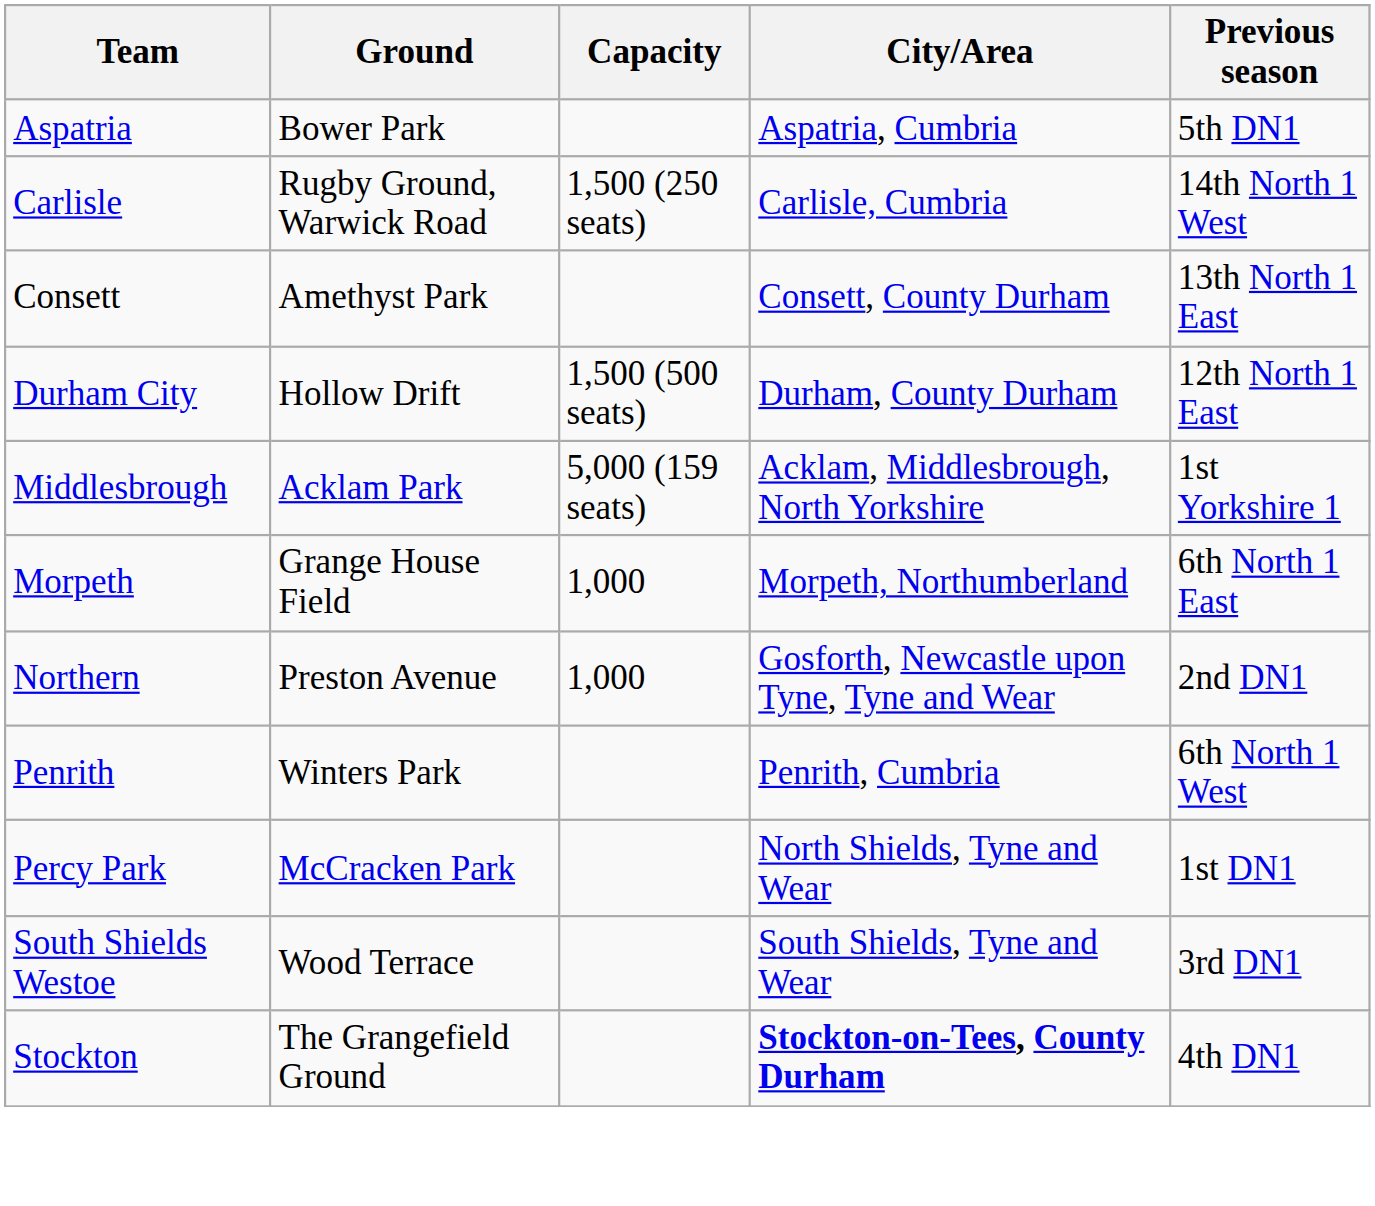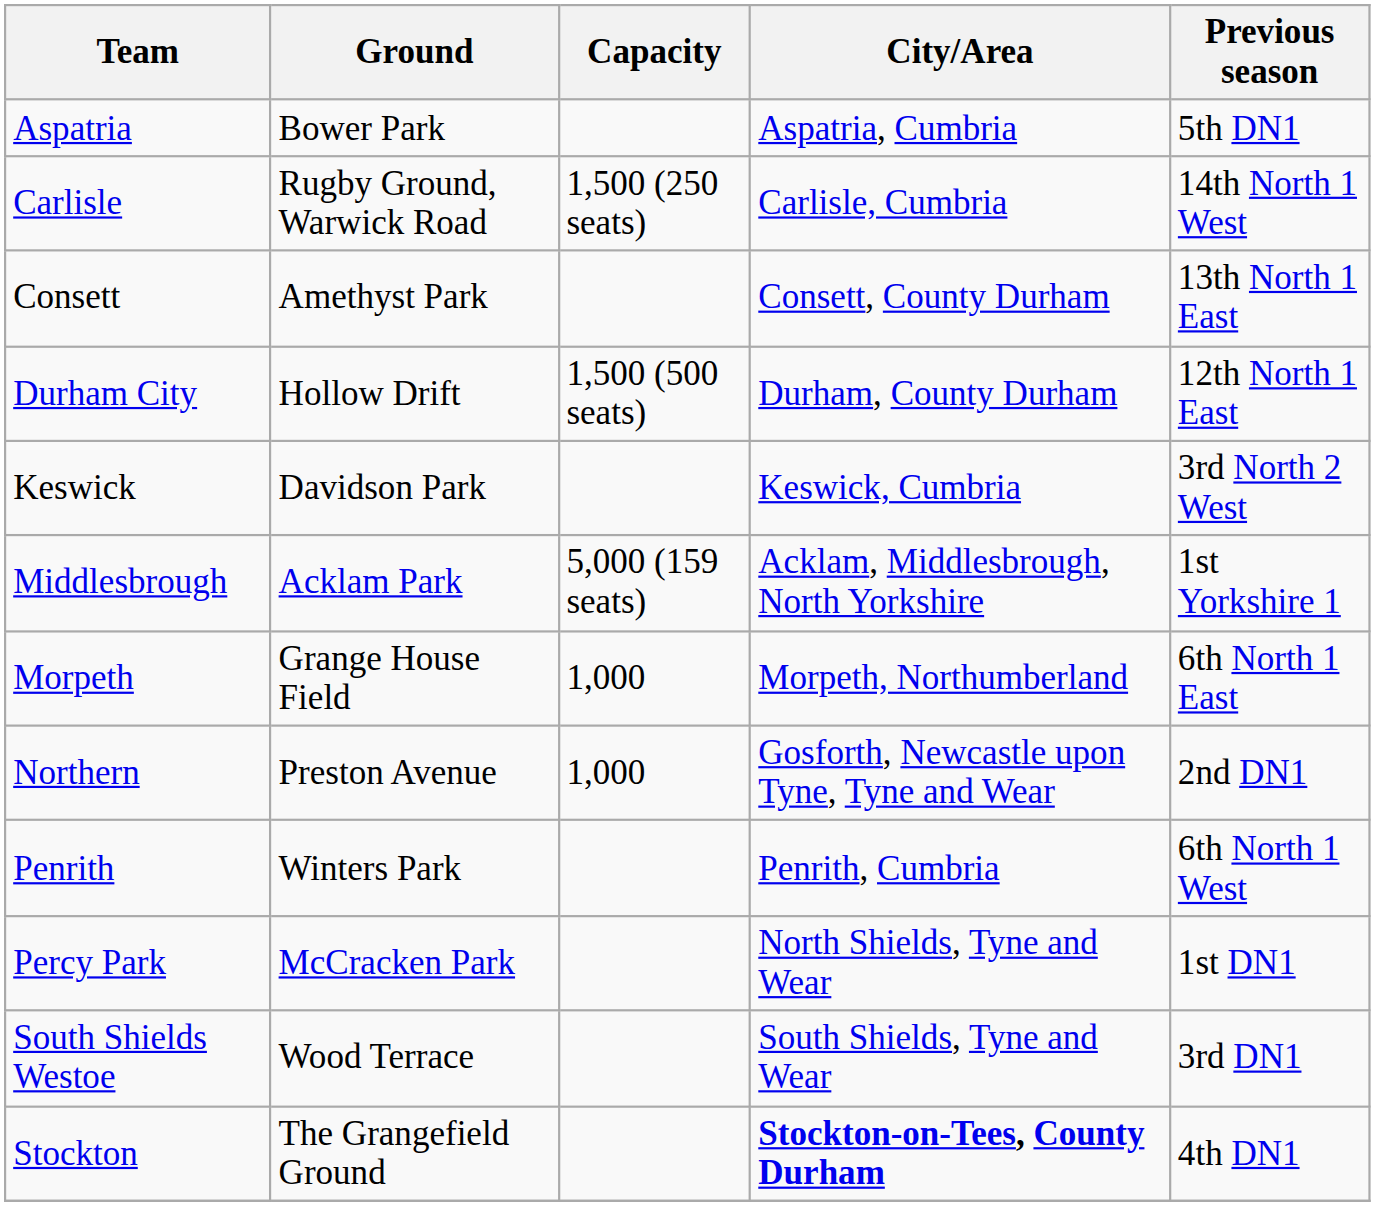+ row: (74, 487)
